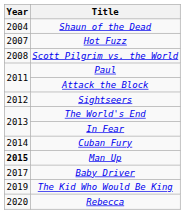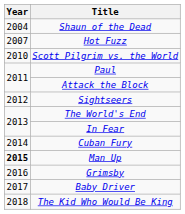(17, 56) 2008 -> (17, 56) 2010
+ row: (105, 172)
(17, 187) 2019 -> (17, 202) 2018
- row: (105, 202)
